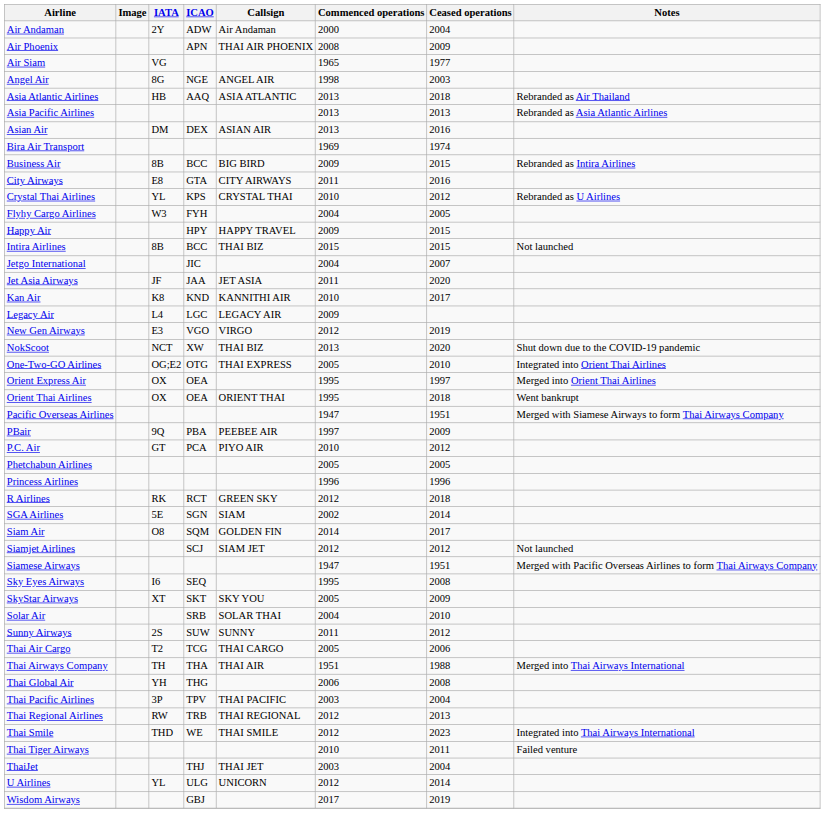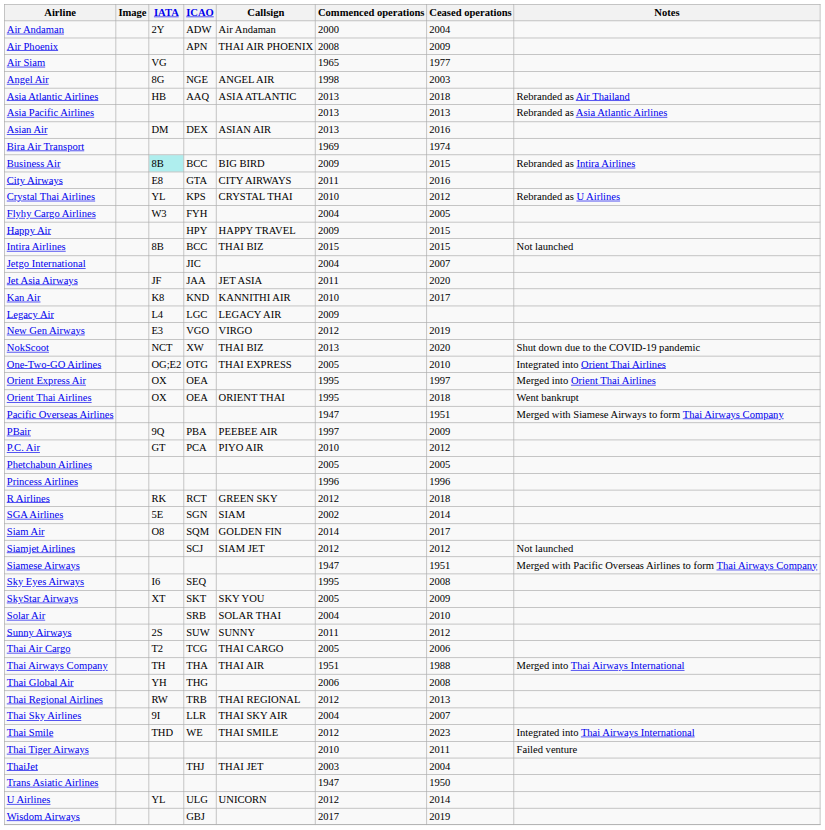(158, 163) no background -> (158, 163) paleturquoise background
- row: (50, 699)
+ row: (44, 716)
+ row: (53, 783)
